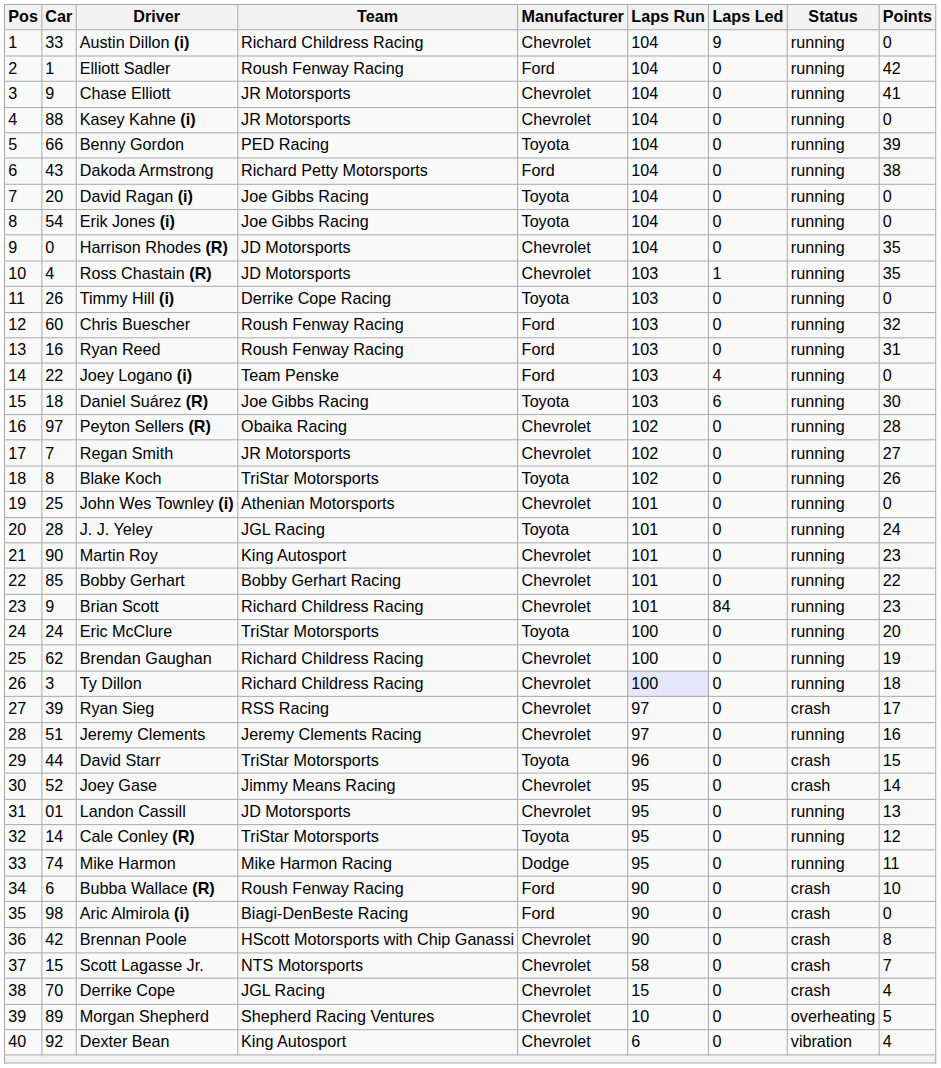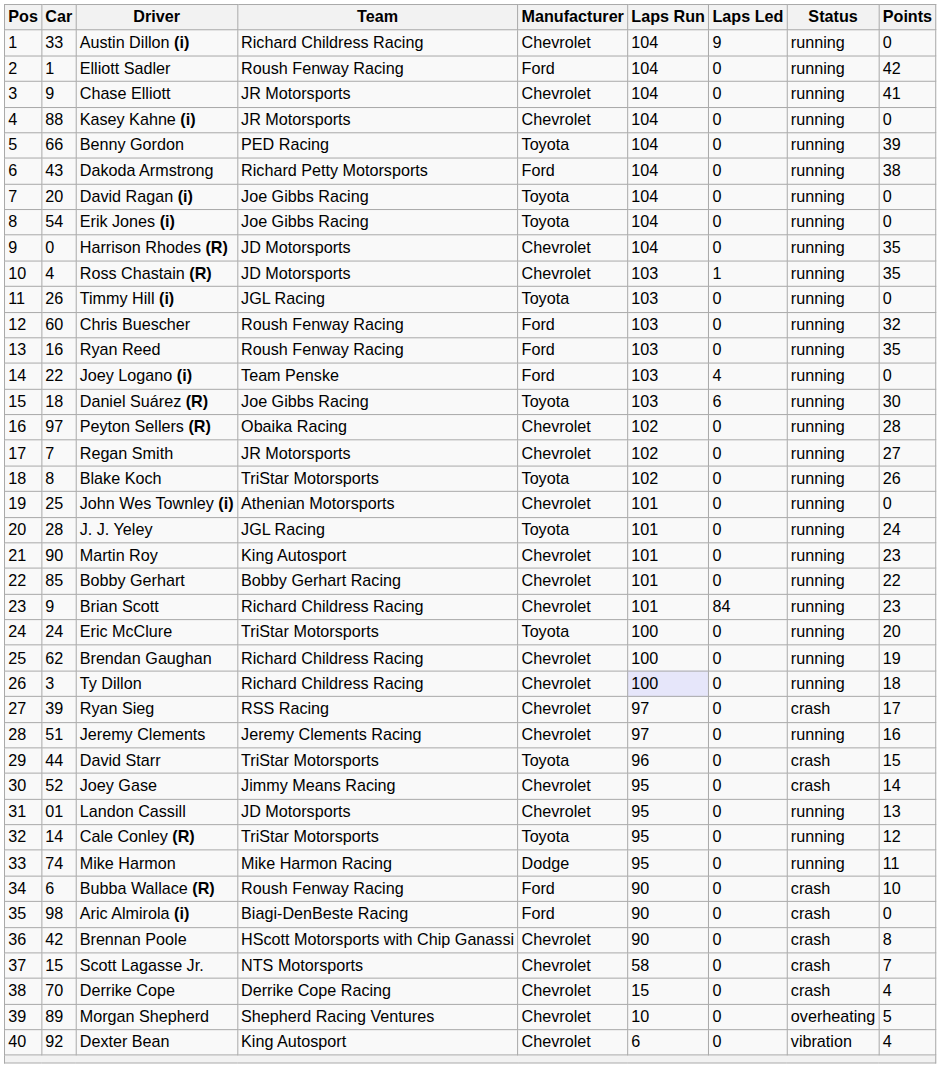(316, 299) Derrike Cope Racing -> (283, 299) JGL Racing
(892, 350) 31 -> (892, 350) 35
(283, 991) JGL Racing -> (316, 991) Derrike Cope Racing
